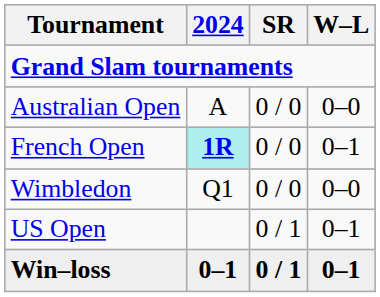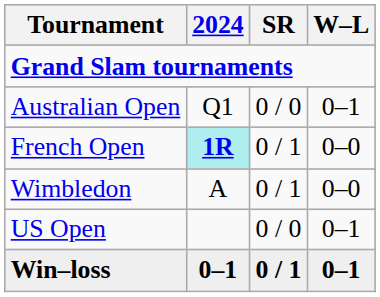(218, 106) A -> (218, 106) Q1
(341, 106) 0–0 -> (341, 106) 0–1
(278, 147) 0 / 0 -> (278, 147) 0 / 1
(341, 147) 0–1 -> (341, 147) 0–0
(218, 188) Q1 -> (218, 188) A
(278, 188) 0 / 0 -> (278, 188) 0 / 1
(278, 229) 0 / 1 -> (278, 229) 0 / 0
